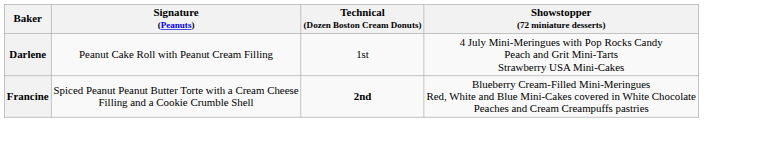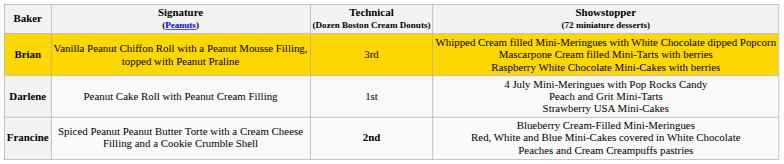+ row: (28, 54)
